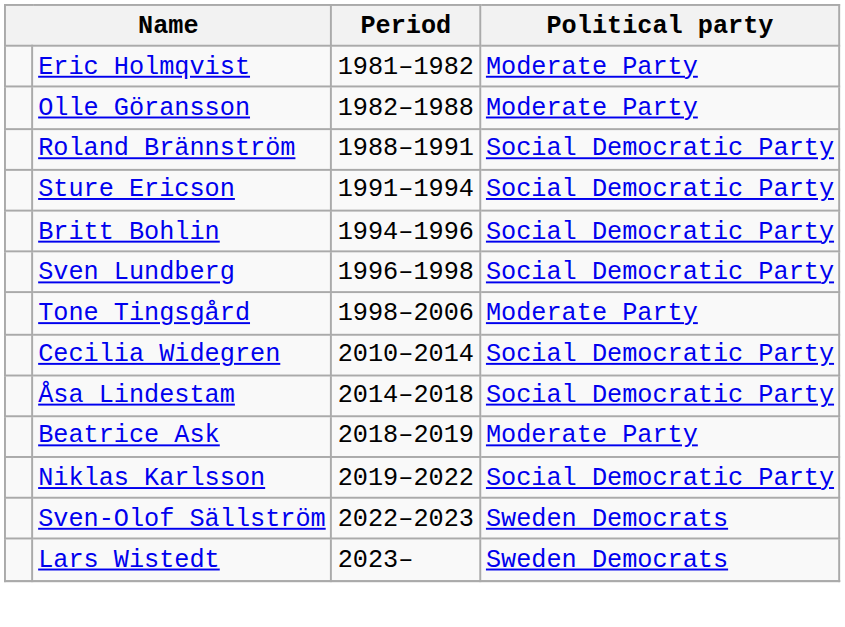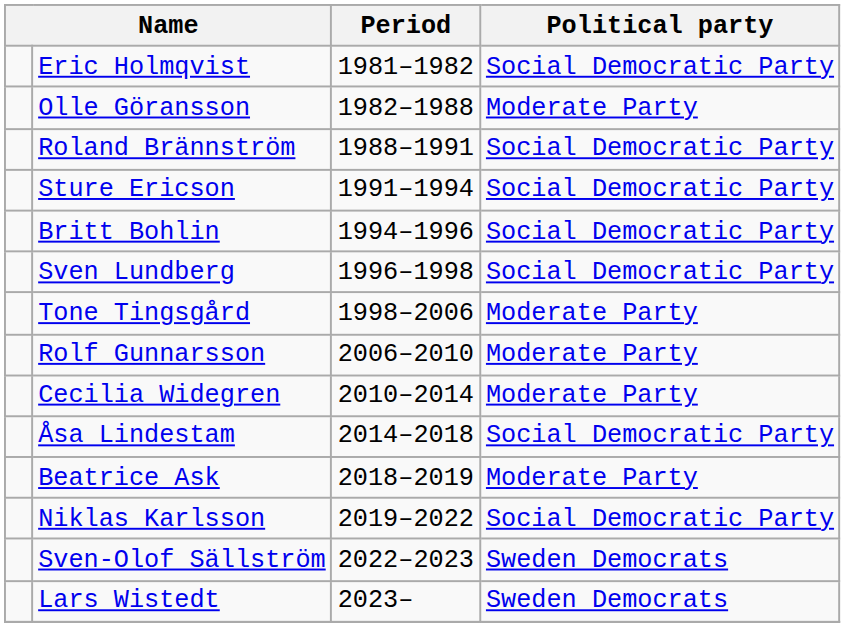(592, 67) Moderate Party -> (660, 67) Social Democratic Party
+ row: (152, 354)
(660, 354) Social Democratic Party -> (592, 395) Moderate Party
